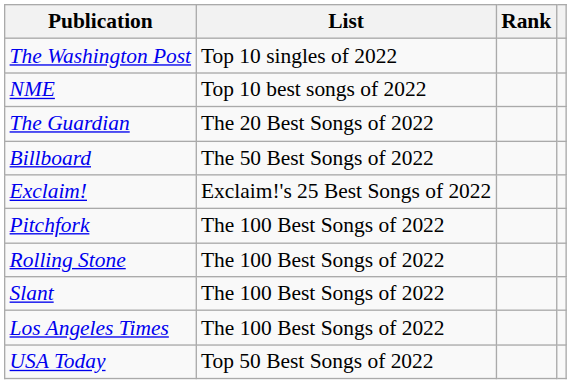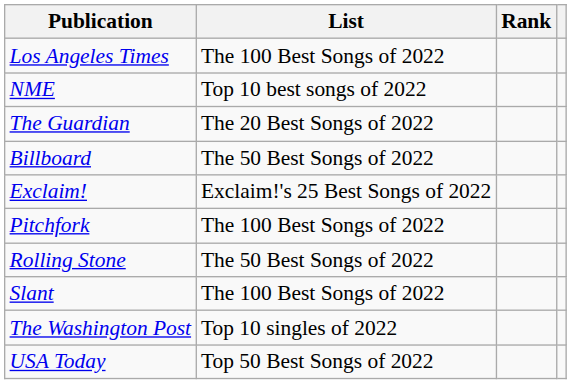rows swapped: (89, 327) <-> (100, 55)
(323, 259) The 100 Best Songs of 2022 -> (317, 259) The 50 Best Songs of 2022
